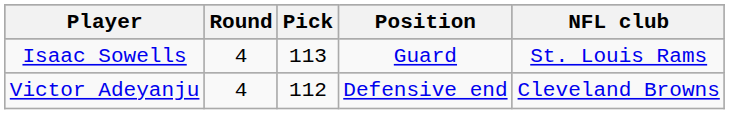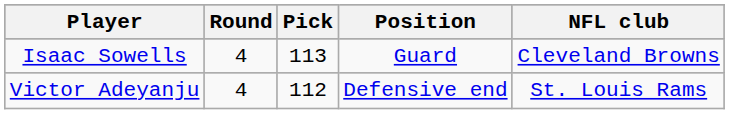(619, 56) St. Louis Rams -> (619, 56) Cleveland Browns
(619, 91) Cleveland Browns -> (619, 91) St. Louis Rams
